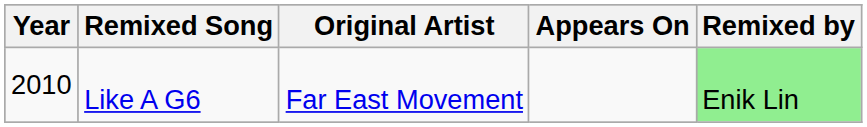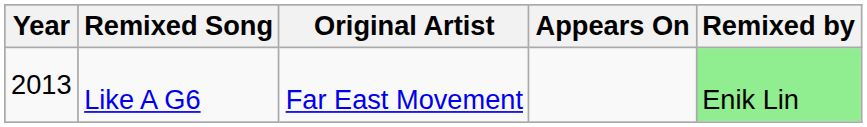(41, 84) 2010 -> (41, 84) 2013
